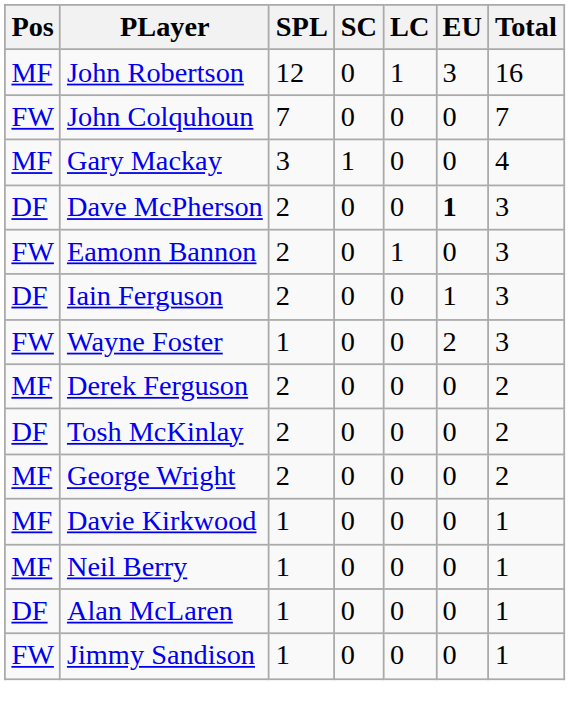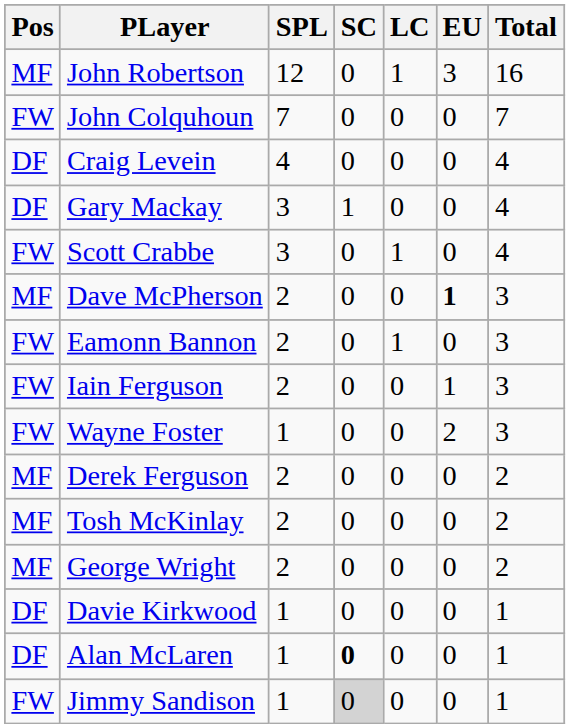+ row: (141, 161)
(32, 161) MF -> (30, 206) DF
+ row: (140, 251)
(30, 206) DF -> (32, 296) MF
(30, 296) DF -> (33, 386) FW
(30, 431) DF -> (32, 521) MF
(32, 521) MF -> (30, 610) DF
- row: (127, 565)
(348, 610) normal -> (348, 655) bold
(348, 655) no background -> (348, 700) lightgrey background
